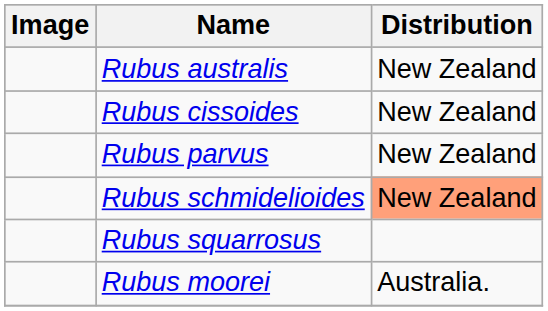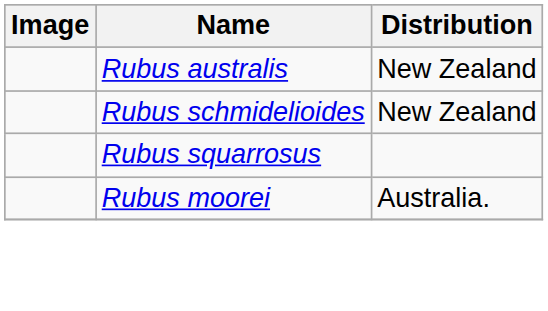- row: (200, 111)
- row: (185, 154)
(457, 197) lightsalmon background -> (457, 111) no background
